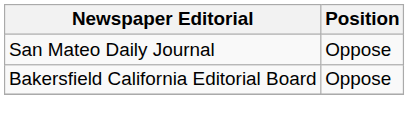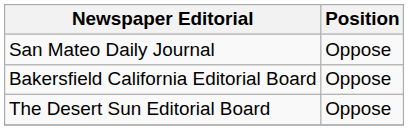+ row: (140, 109)
